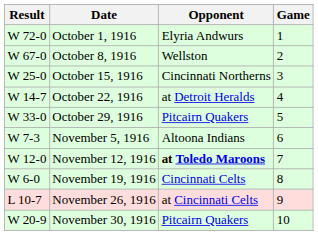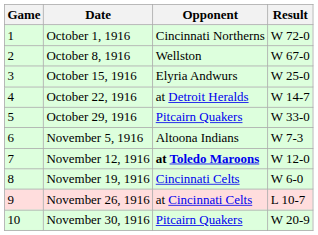columns swapped: (293, 14) <-> (27, 14)
(202, 35) Elyria Andwurs -> (210, 35) Cincinnati Northerns
(216, 76) Cincinnati Northerns -> (197, 76) Elyria Andwurs
